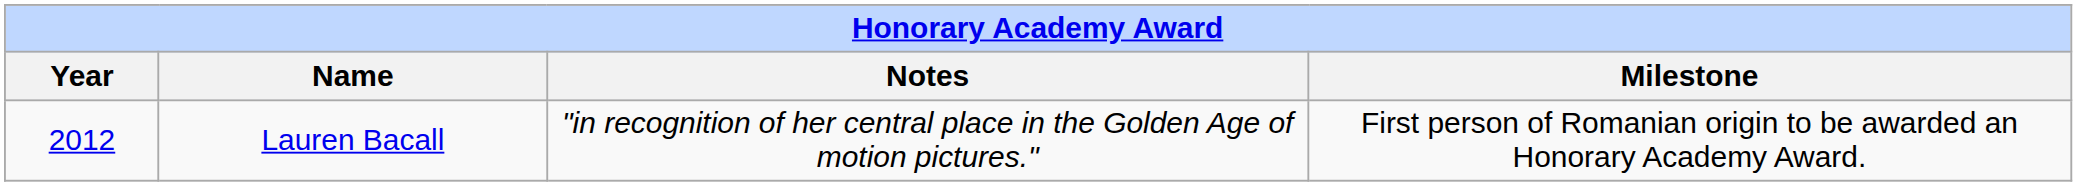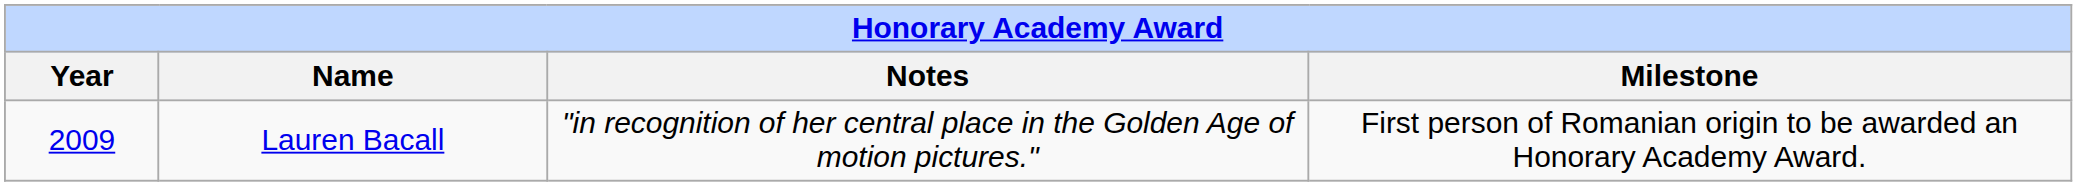(82, 139) 2012 -> (82, 139) 2009
